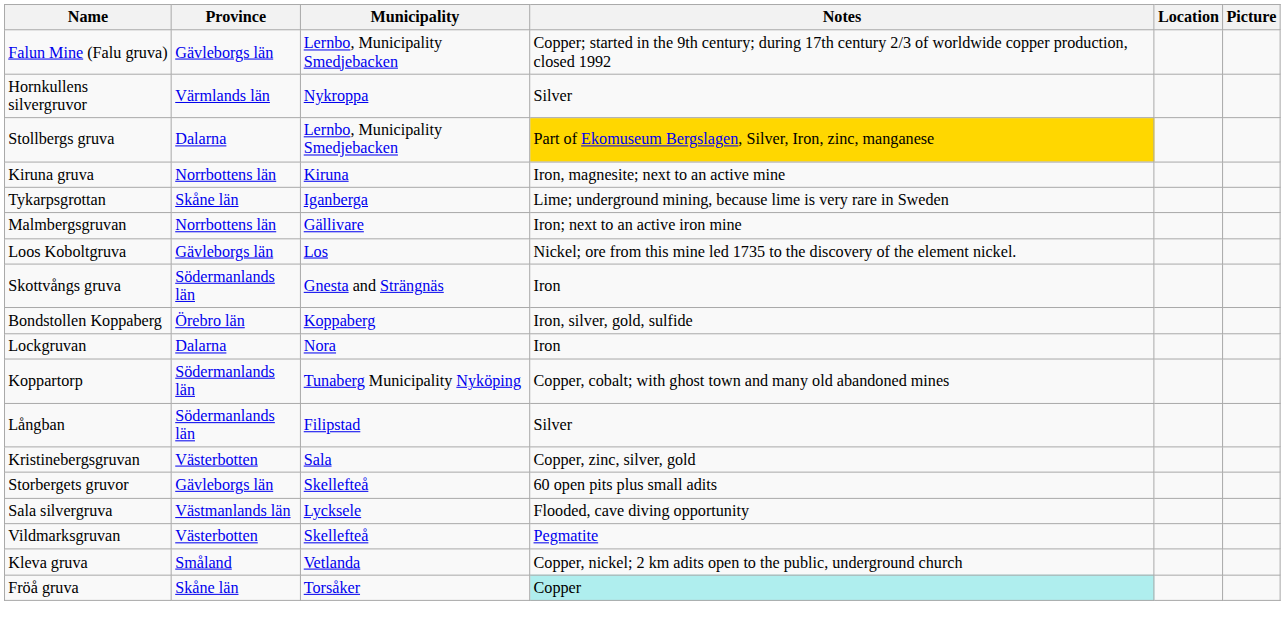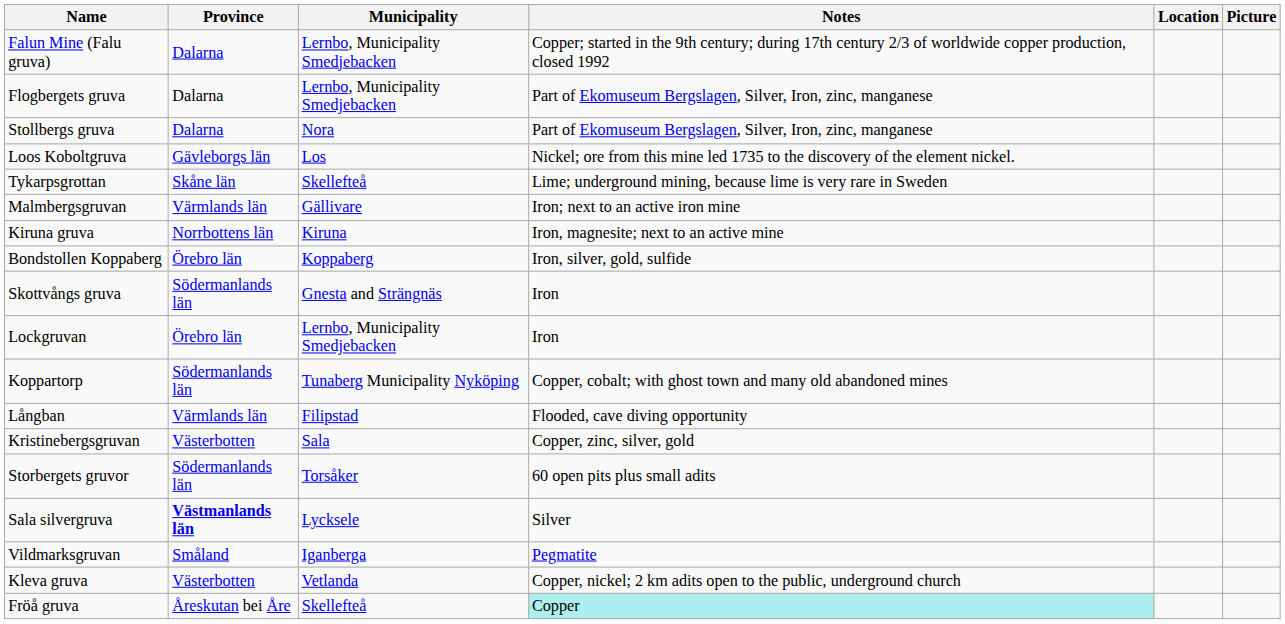(224, 52) Gävleborgs län -> (198, 52) Dalarna
+ row: (67, 95)
- row: (48, 95)
(373, 139) Lernbo, Municipality Smedjebacken -> (318, 130) Nora
(734, 139) gold background -> (732, 130) no background
rows swapped: (67, 251) <-> (51, 174)
(336, 199) Iganberga -> (334, 181) Skellefteå
(226, 225) Norrbottens län -> (220, 207) Värmlands län
rows swapped: (85, 320) <-> (65, 285)
(201, 346) Dalarna -> (207, 337) Örebro län
(320, 346) Nora -> (371, 337) Lernbo, Municipality Smedjebacken
(225, 424) Södermanlands län -> (220, 415) Värmlands län
(553, 424) Silver -> (640, 415) Flooded, cave diving opportunity
(224, 485) Gävleborgs län -> (222, 476) Södermanlands län
(336, 485) Skellefteå -> (330, 476) Torsåker
(233, 510) normal -> (222, 519) bold
(641, 510) Flooded, cave diving opportunity -> (551, 519) Silver
(217, 536) Västerbotten -> (201, 554) Småland
(336, 536) Skellefteå -> (334, 554) Iganberga
(204, 562) Småland -> (214, 580) Västerbotten
(207, 587) Skåne län -> (232, 605) Åreskutan bei Åre
(332, 587) Torsåker -> (334, 605) Skellefteå
